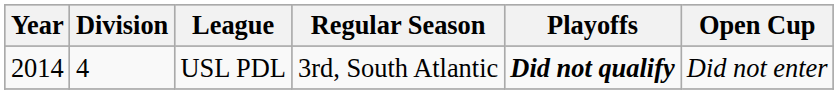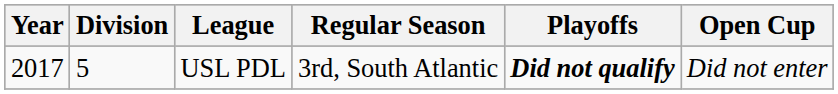(37, 67) 2014 -> (37, 67) 2017
(82, 67) 4 -> (82, 67) 5
